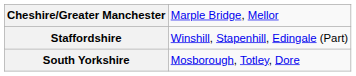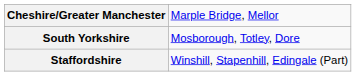rows swapped: (86, 60) <-> (86, 37)
